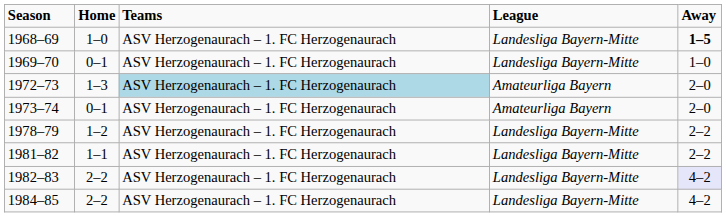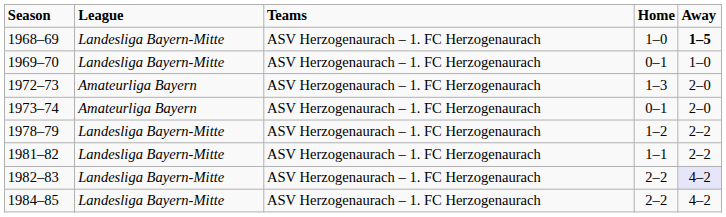columns swapped: (515, 16) <-> (97, 16)
(259, 85) lightblue background -> (404, 85) no background
